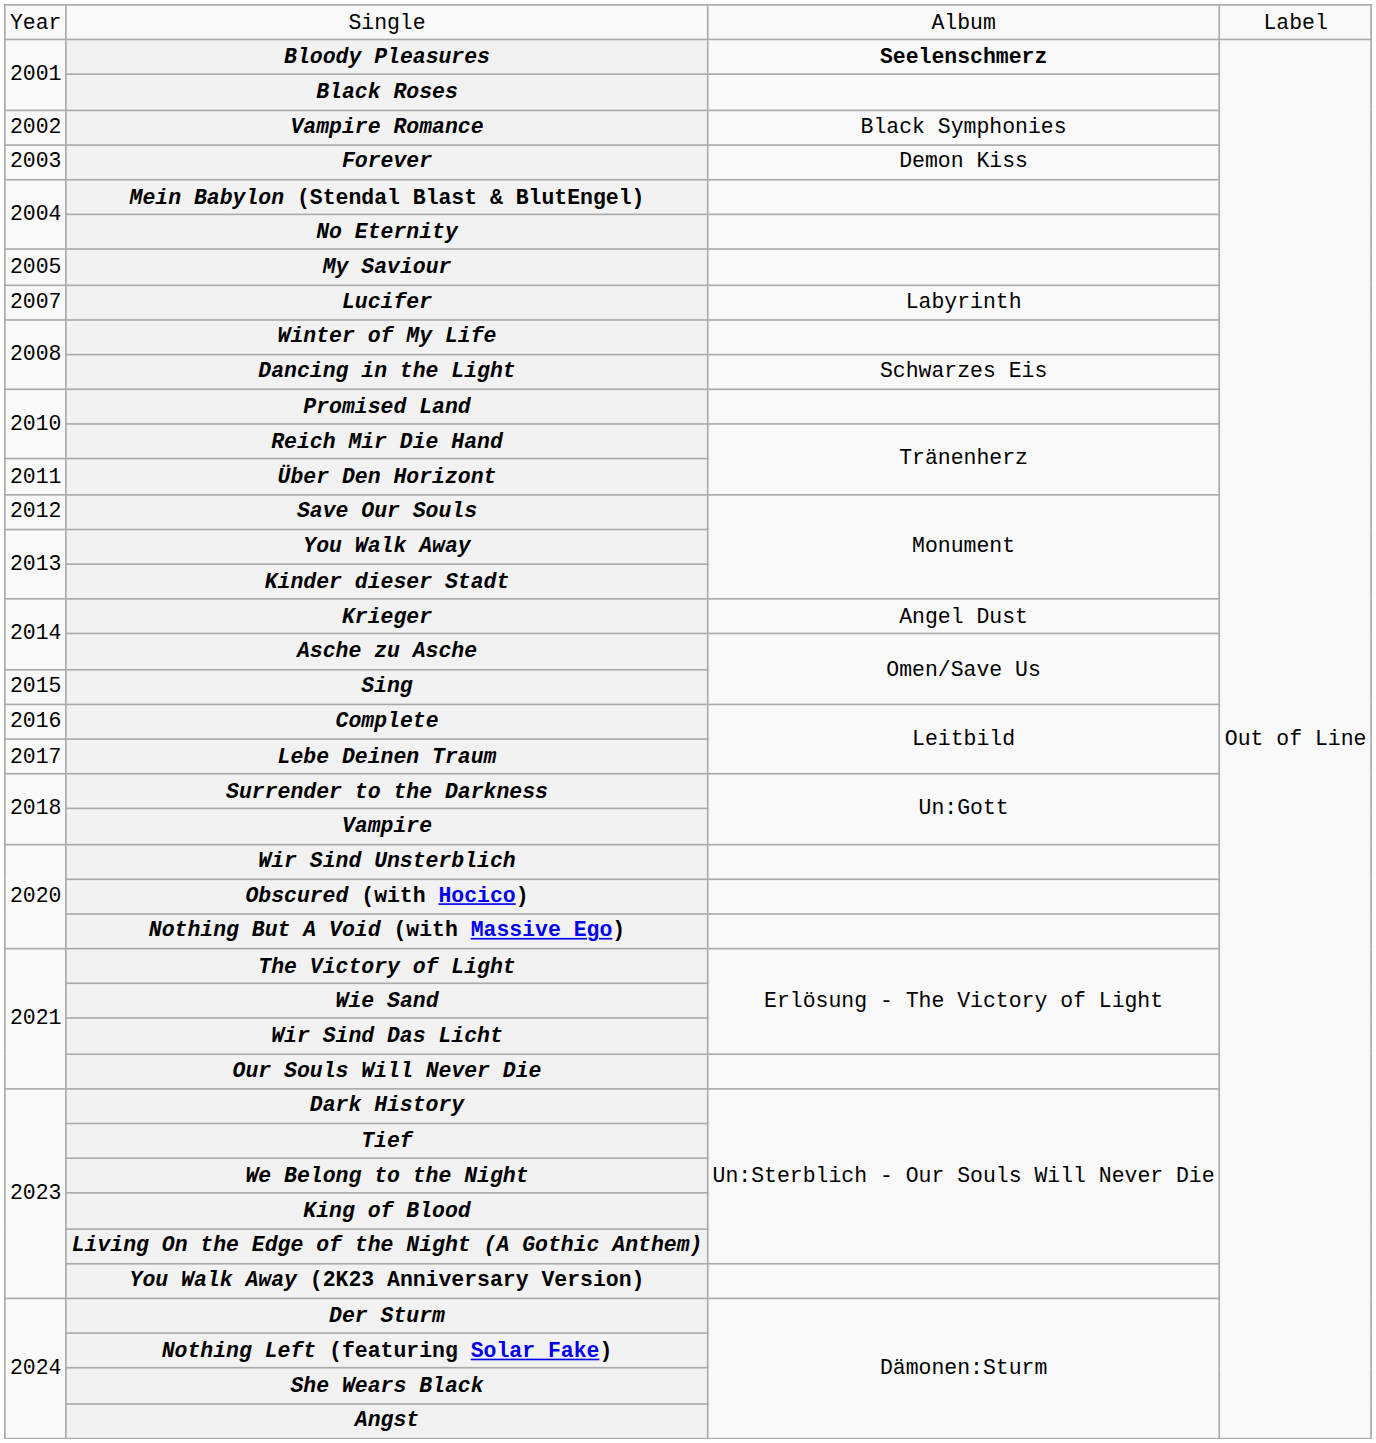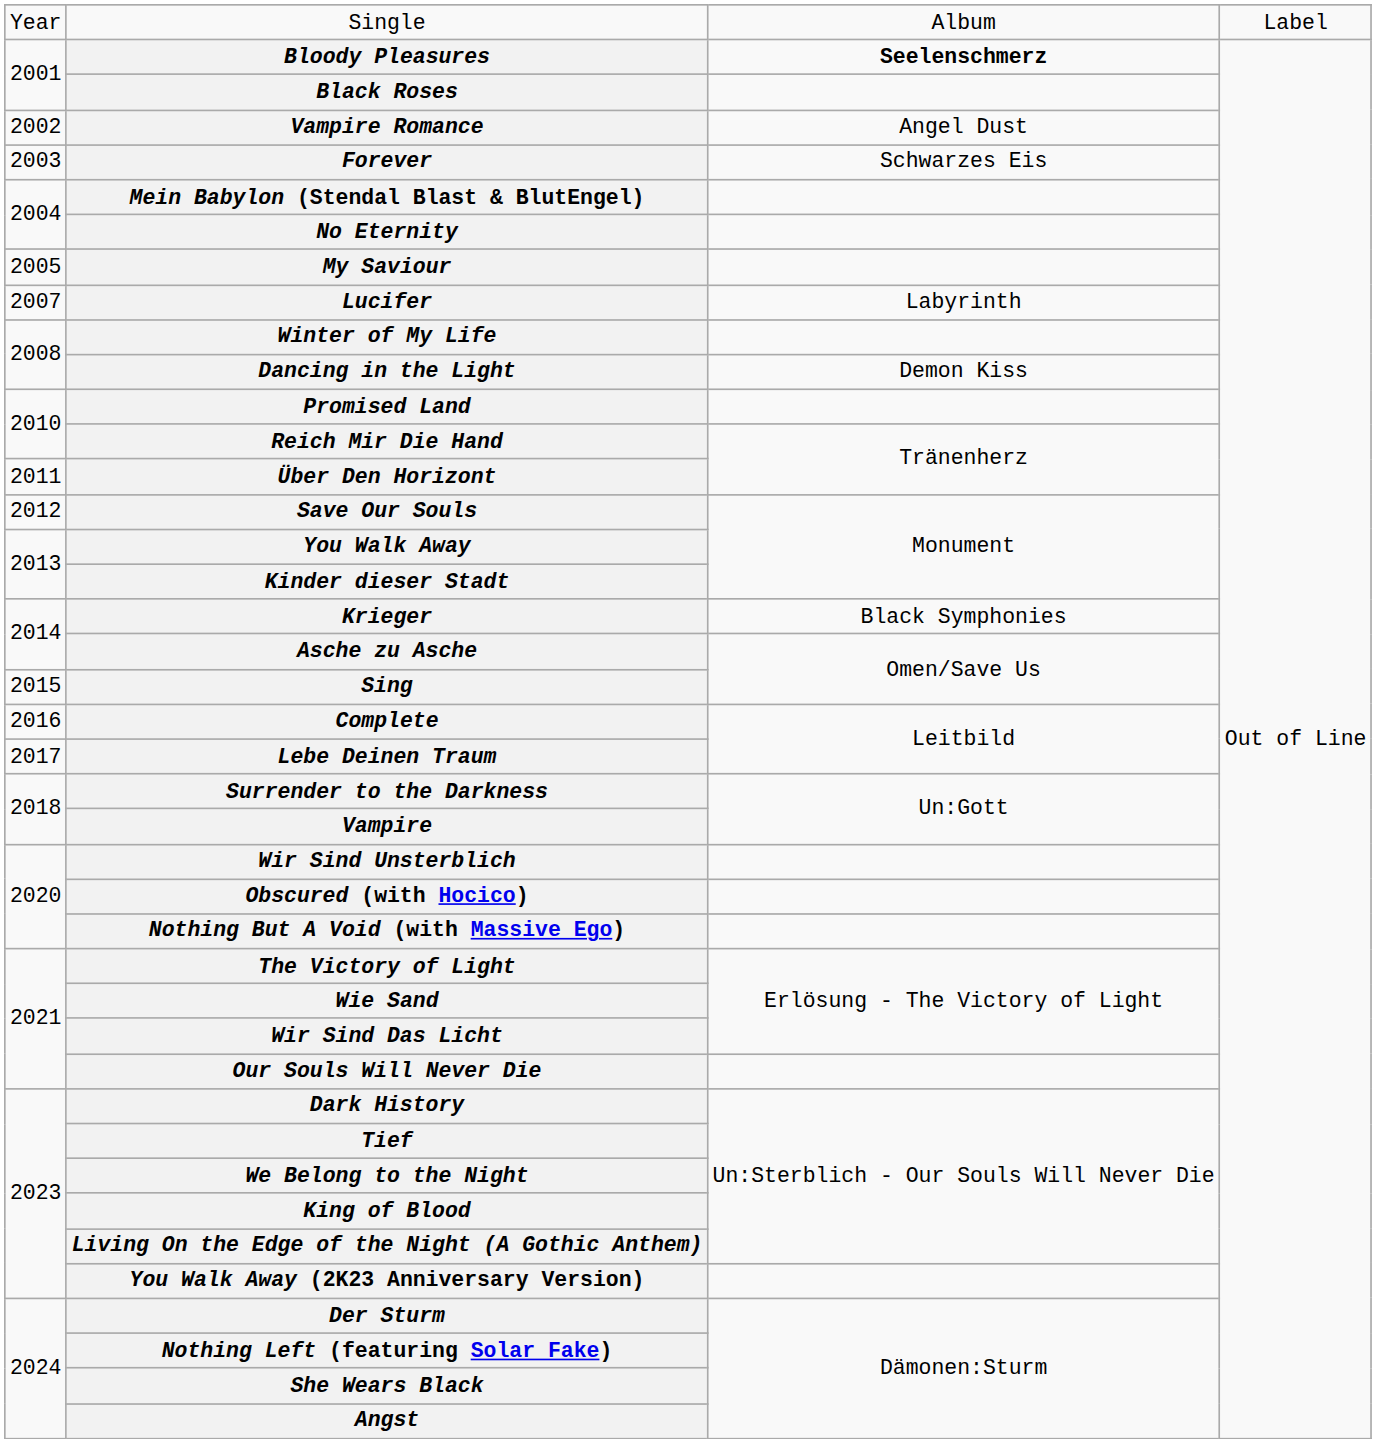(964, 127) Black Symphonies -> (964, 127) Angel Dust
(964, 162) Demon Kiss -> (964, 162) Schwarzes Eis
(964, 372) Schwarzes Eis -> (964, 372) Demon Kiss
(964, 617) Angel Dust -> (964, 617) Black Symphonies
